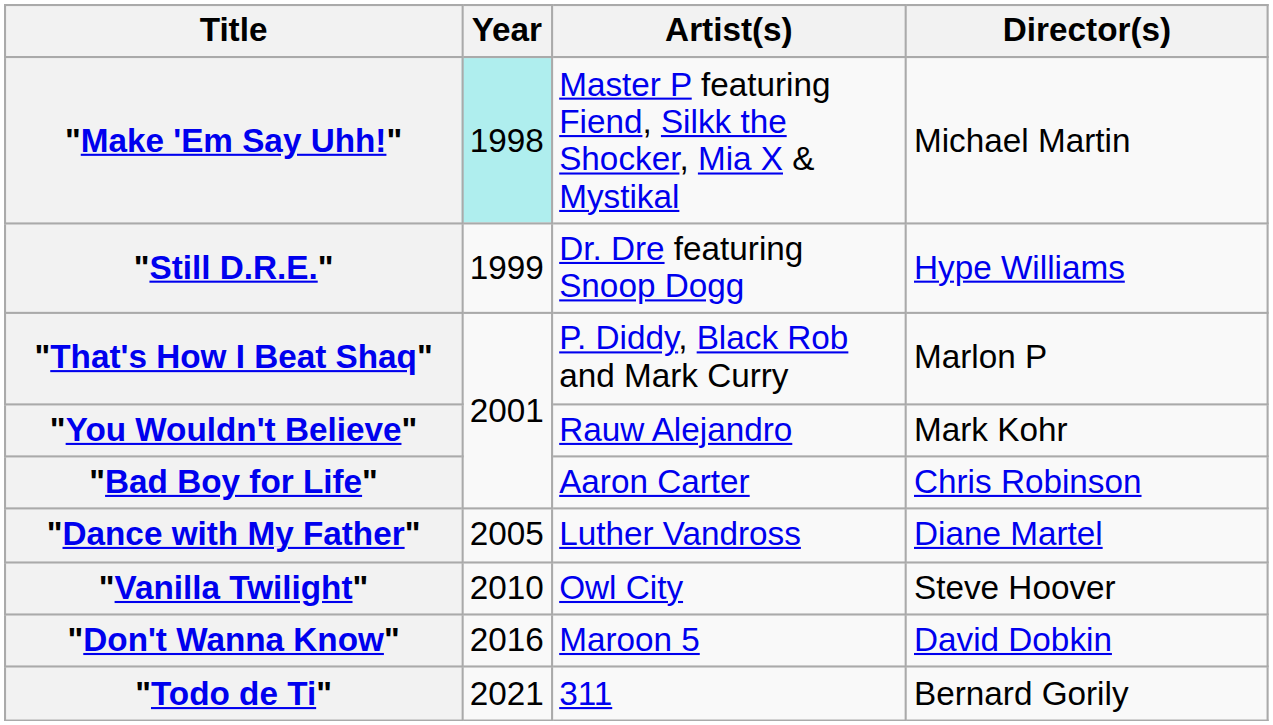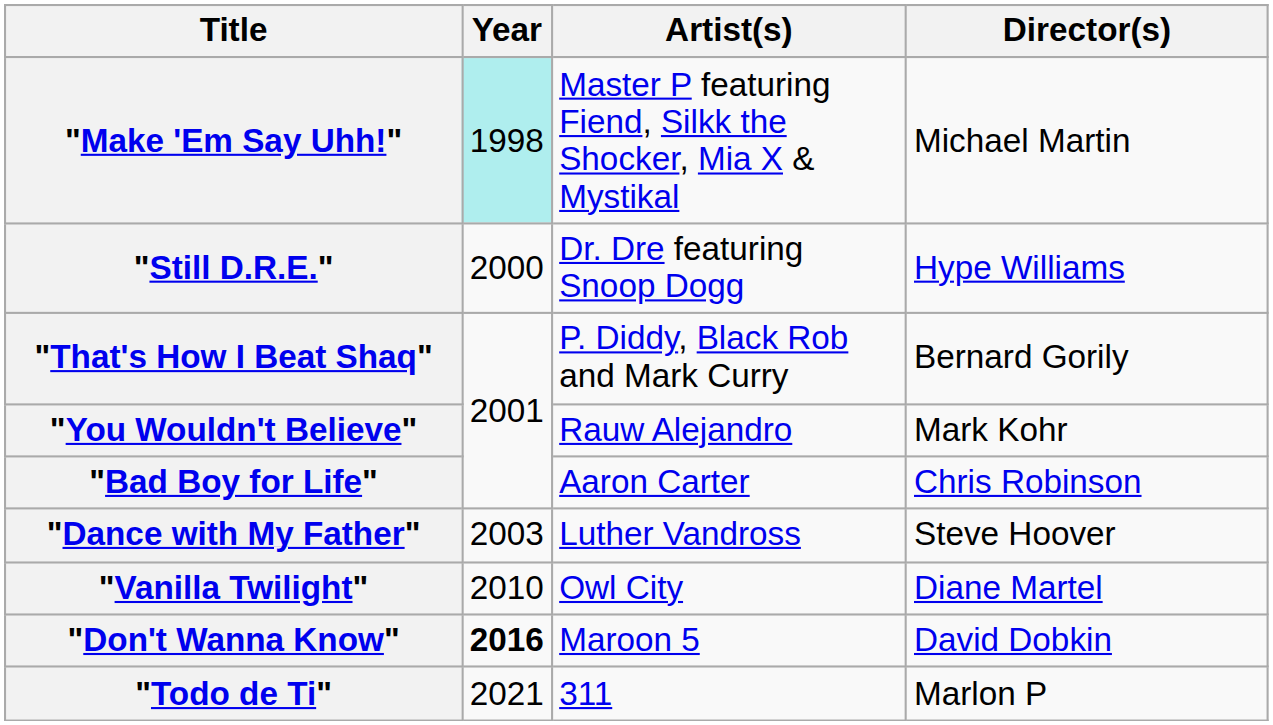(507, 267) 1999 -> (507, 267) 2000
(981, 357) Marlon P -> (1021, 357) Bernard Gorily
(507, 534) 2005 -> (507, 534) 2003
(1008, 534) Diane Martel -> (1015, 534) Steve Hoover
(1015, 587) Steve Hoover -> (1008, 587) Diane Martel
(507, 640) normal -> (507, 640) bold
(1021, 693) Bernard Gorily -> (981, 693) Marlon P
